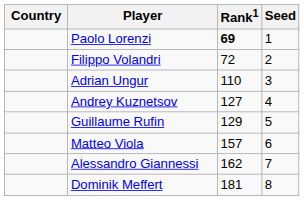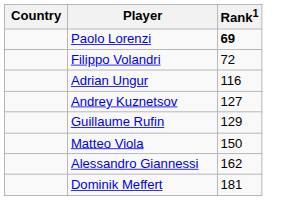- column: (280, 16)
(231, 80) 110 -> (231, 80) 116
(231, 143) 157 -> (231, 143) 150
